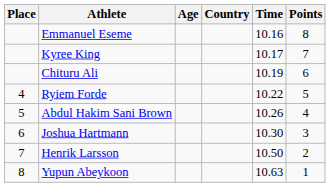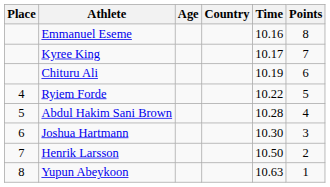(269, 113) 10.26 -> (269, 113) 10.28
